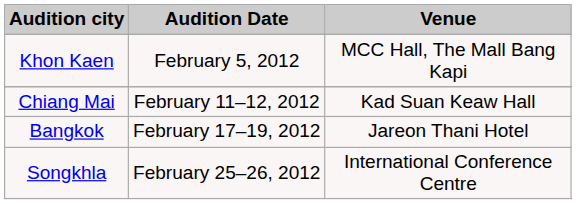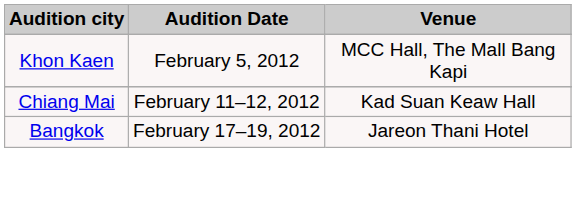- row: (67, 172)
